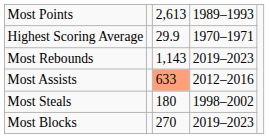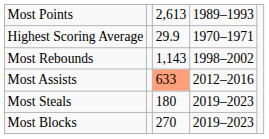(223, 58) 2019–2023 -> (223, 58) 1998–2002
(223, 101) 1998–2002 -> (223, 101) 2019–2023
